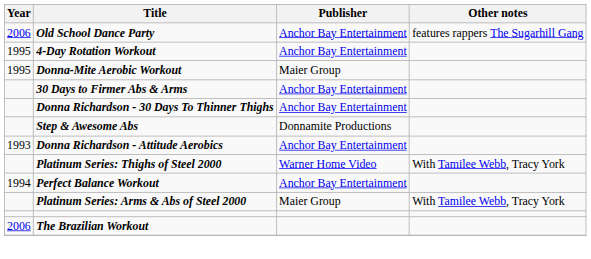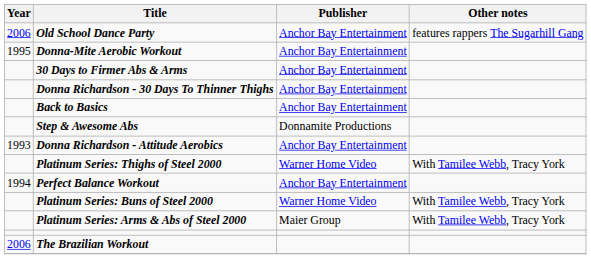- row: (19, 51)
(310, 70) Maier Group -> (343, 51) Anchor Bay Entertainment
+ row: (19, 108)
+ row: (19, 202)
